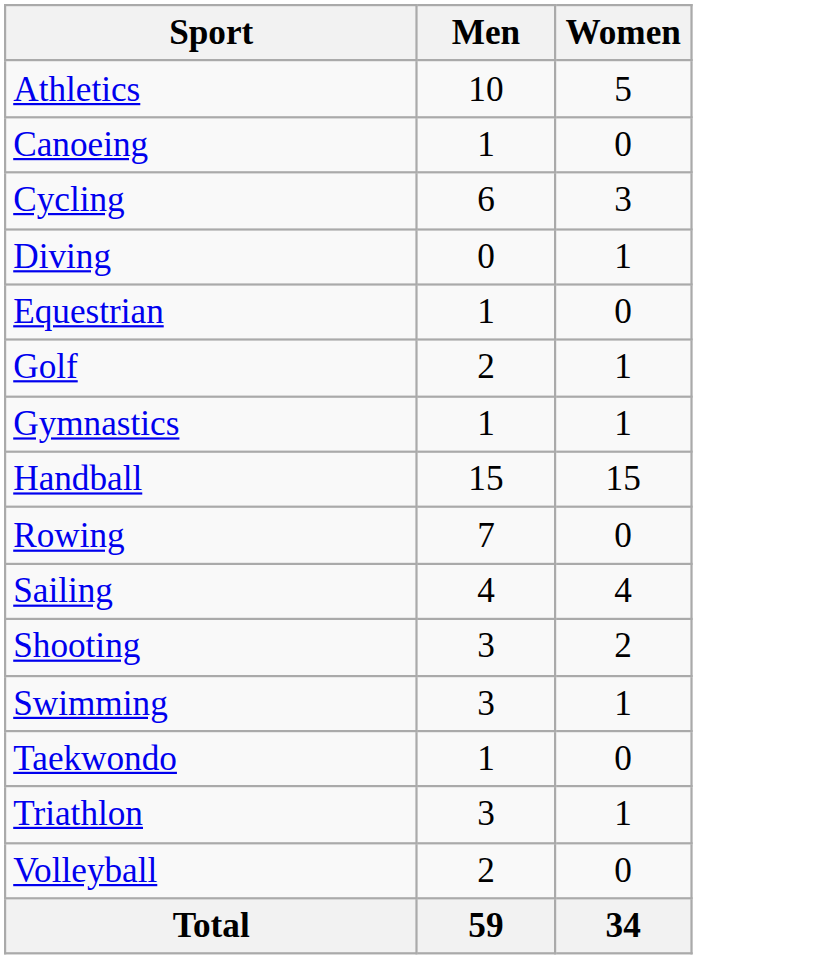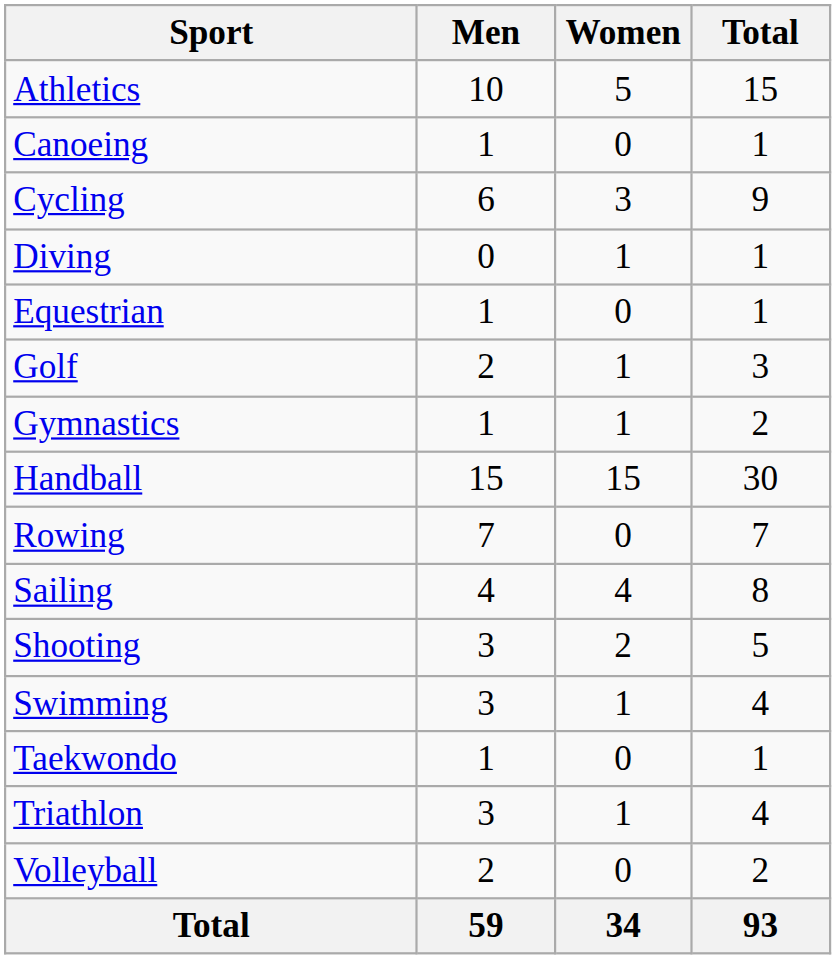+ column: (760, 32)
